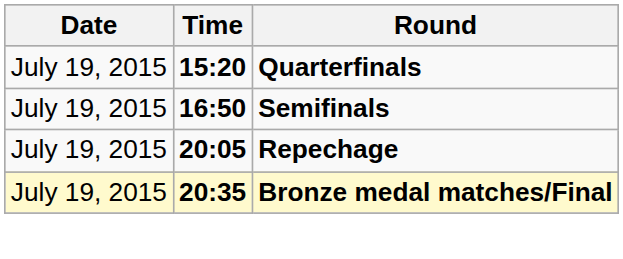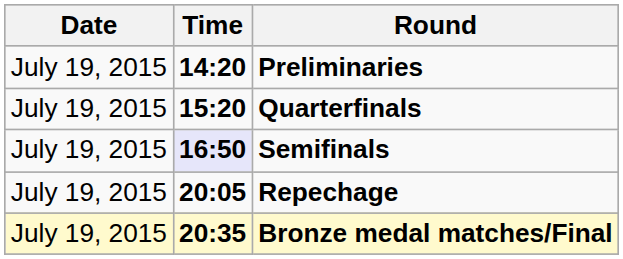+ row: (341, 66)
(213, 108) no background -> (213, 150) lavender background
